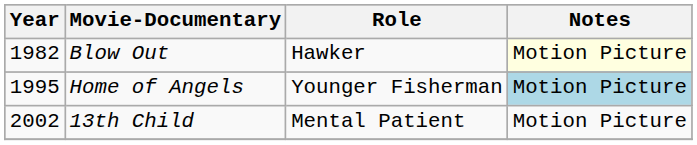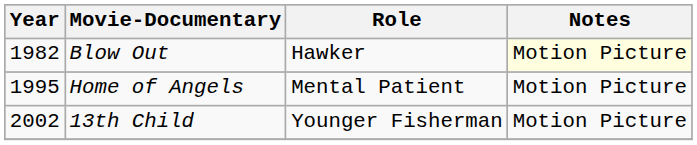(397, 89) Younger Fisherman -> (378, 89) Mental Patient
(600, 89) lightblue background -> (600, 89) no background
(378, 122) Mental Patient -> (397, 122) Younger Fisherman
